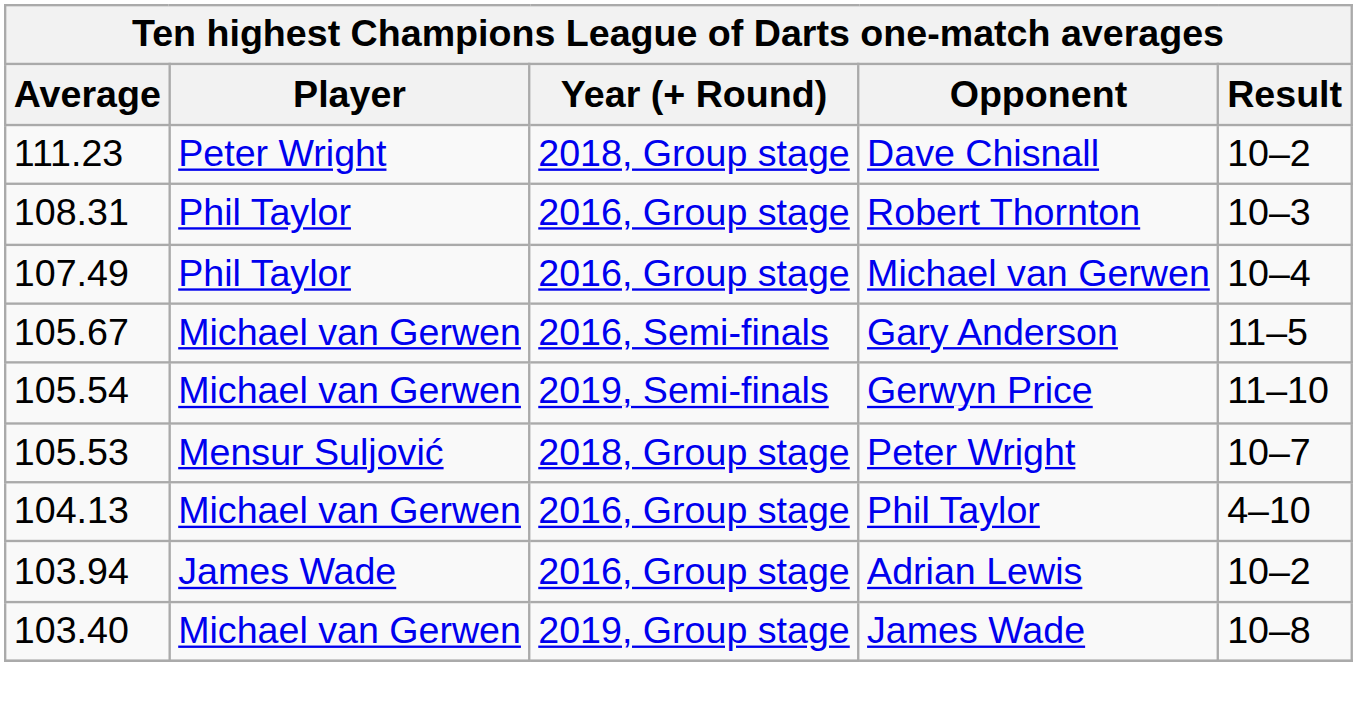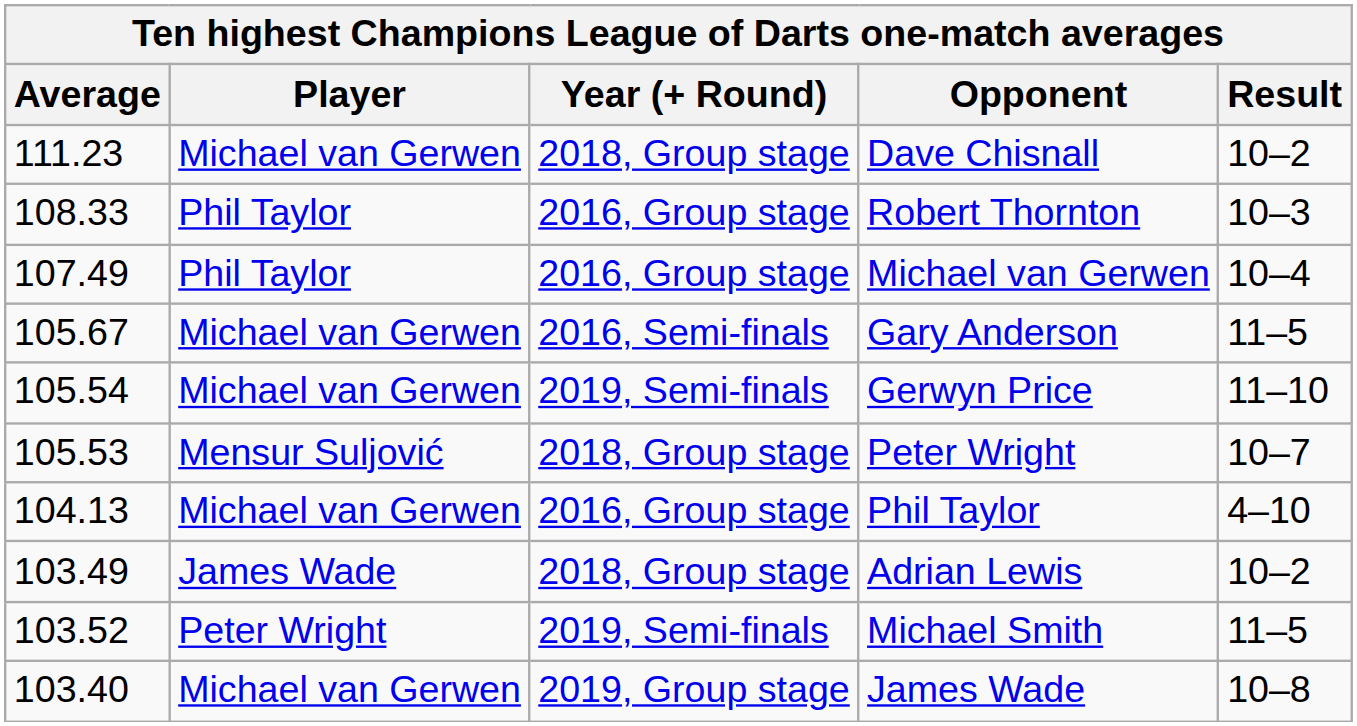(282, 153) Peter Wright -> (350, 153) Michael van Gerwen
(71, 213) 108.31 -> (71, 213) 108.33
(71, 570) 103.94 -> (71, 570) 103.49
(694, 570) 2016, Group stage -> (694, 570) 2018, Group stage
+ row: (985, 630)
